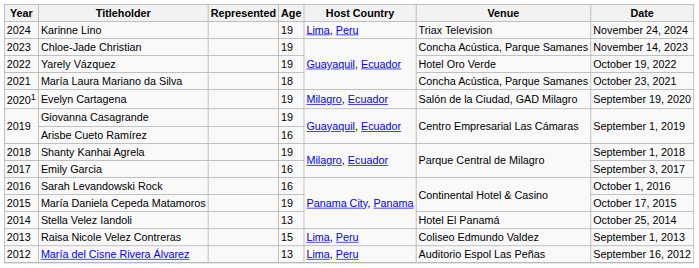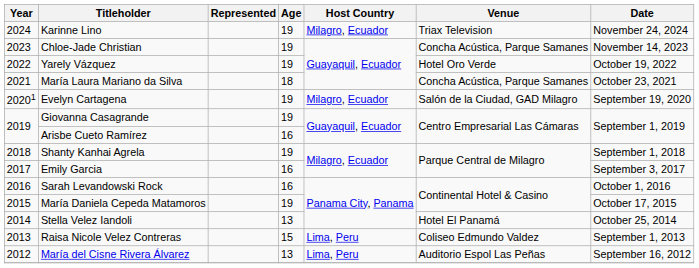(333, 30) Lima, Peru -> (347, 30) Milagro, Ecuador
